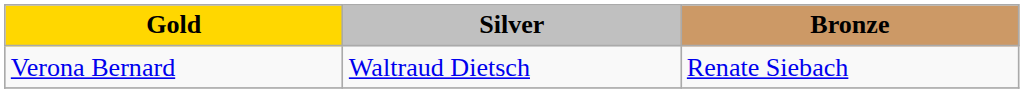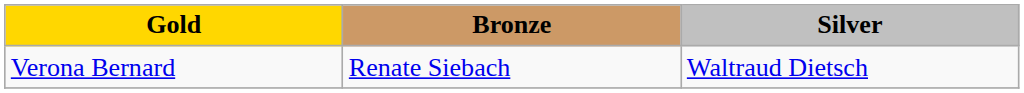columns swapped: (512, 25) <-> (850, 25)
